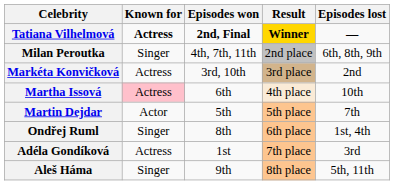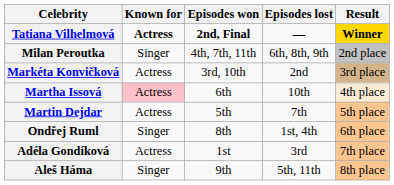columns swapped: (352, 14) <-> (289, 14)
(153, 111) Actor -> (153, 111) Actress
